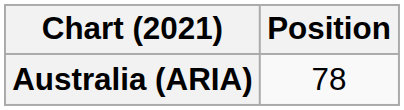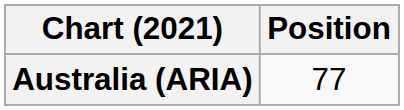(329, 79) 78 -> (329, 79) 77
